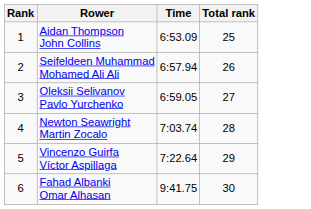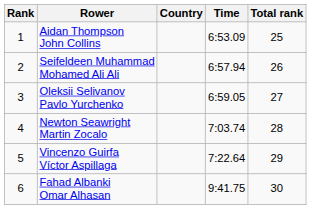+ column: (181, 13)
